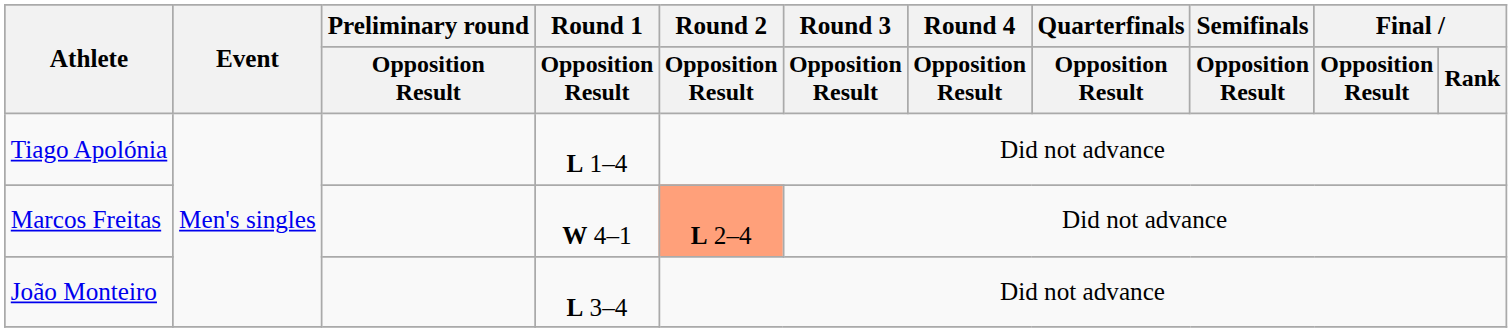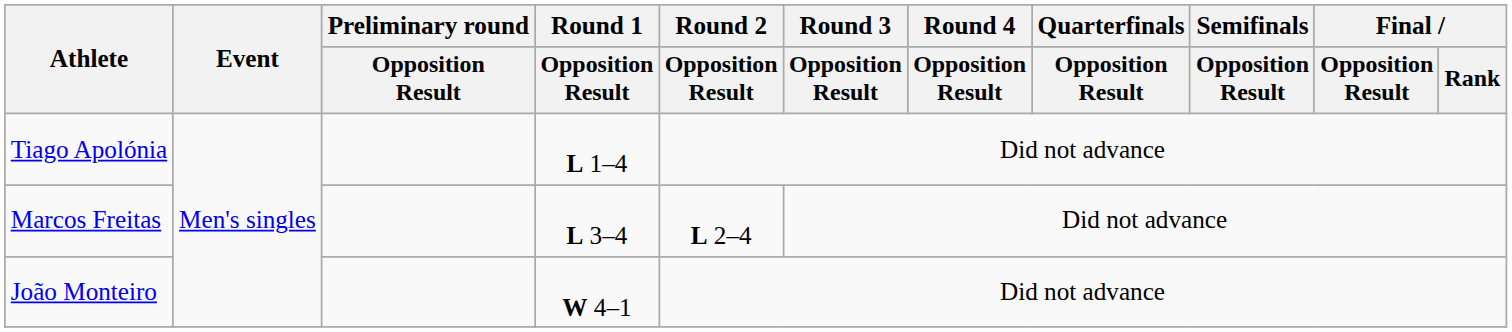(597, 235) W 4–1 -> (597, 235) L 3–4
(721, 235) lightsalmon background -> (721, 235) no background
(597, 306) L 3–4 -> (597, 306) W 4–1
